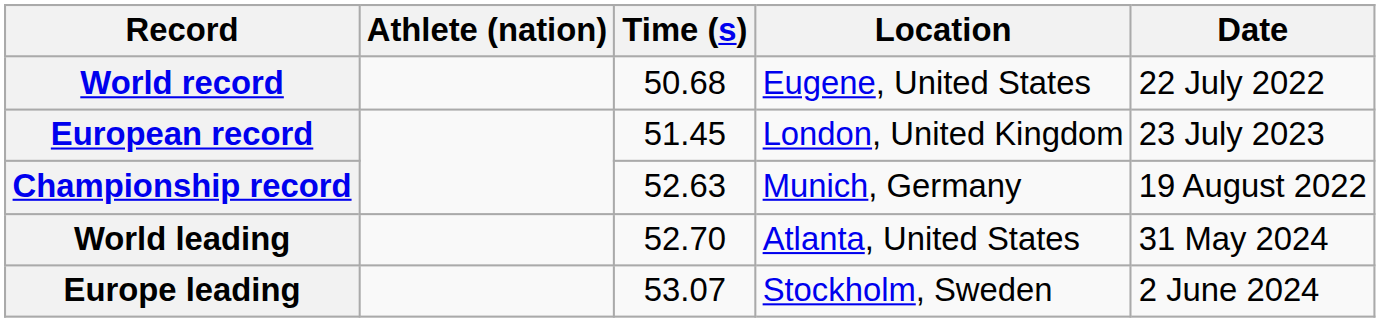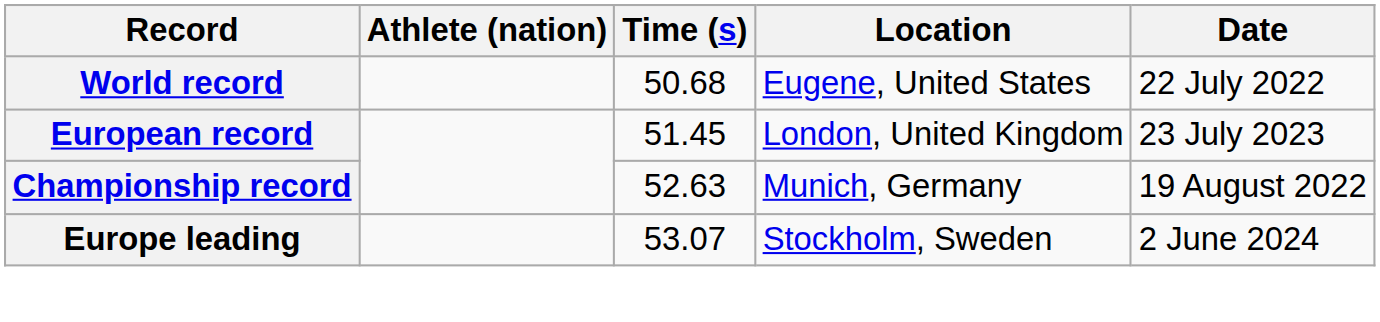- row: (182, 238)
